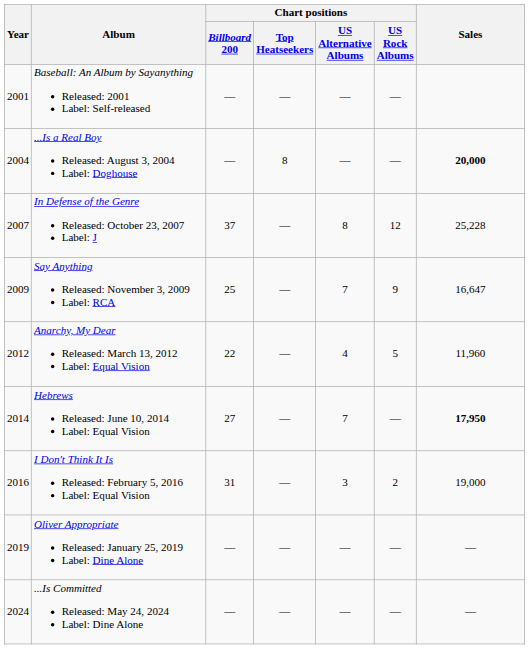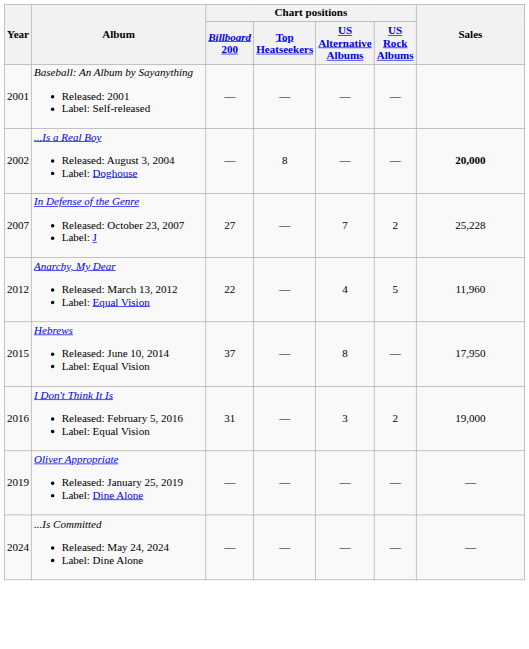(18, 161) 2004 -> (18, 161) 2002
(230, 225) 37 -> (230, 225) 27
(345, 225) 8 -> (345, 225) 7
(395, 225) 12 -> (395, 225) 2
- row: (119, 284)
(18, 418) 2014 -> (18, 354) 2015
(230, 418) 27 -> (230, 354) 37
(345, 418) 7 -> (345, 354) 8
(470, 418) bold -> (470, 354) normal
